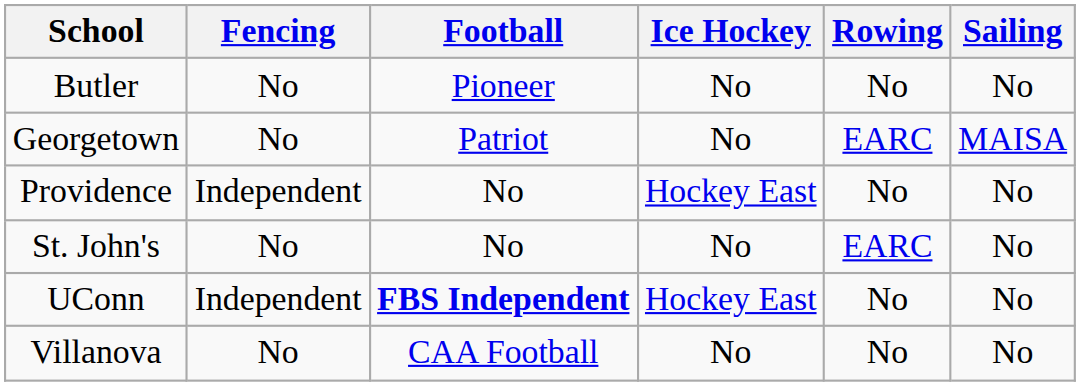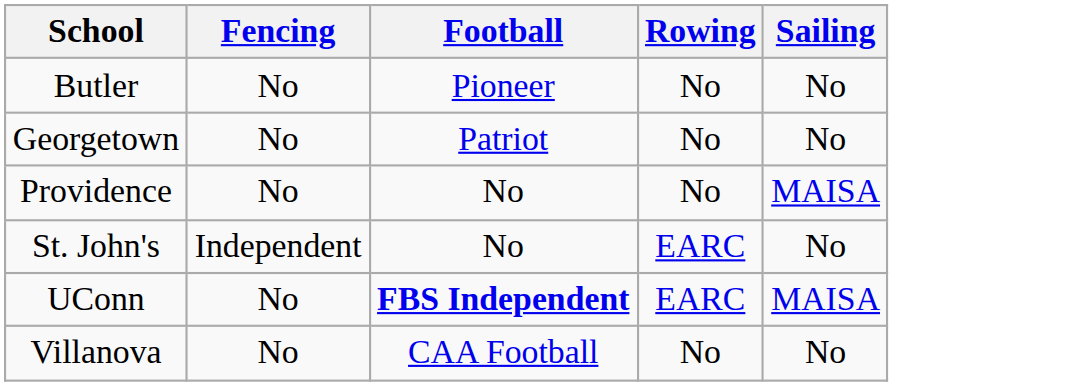- column: (731, 31)
(887, 138) EARC -> (700, 138) No
(1013, 138) MAISA -> (826, 138) No
(278, 191) Independent -> (278, 191) No
(1013, 191) No -> (826, 191) MAISA
(278, 245) No -> (278, 245) Independent
(278, 298) Independent -> (278, 298) No
(887, 298) No -> (700, 298) EARC
(1013, 298) No -> (826, 298) MAISA
